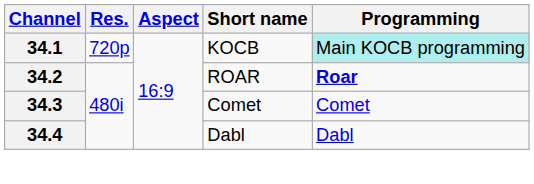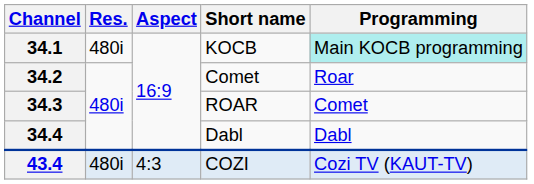(109, 47) 720p -> (106, 47) 480i
(234, 76) ROAR -> (232, 76) Comet
(337, 76) bold -> (334, 76) normal
(234, 105) Comet -> (232, 105) ROAR
+ row: (45, 164)
